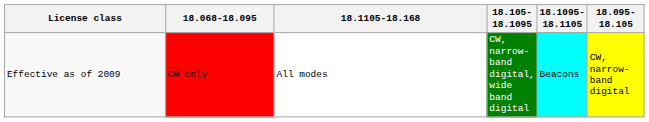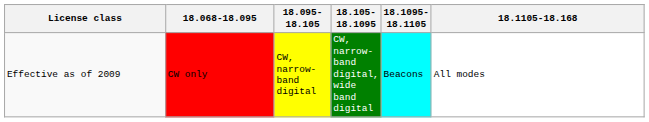columns swapped: (616, 18) <-> (381, 18)
